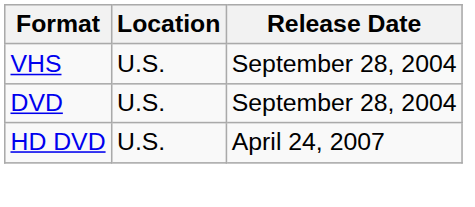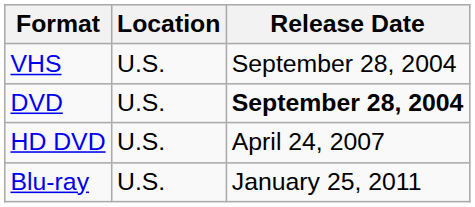(344, 102) normal -> (348, 102) bold
+ row: (50, 181)
